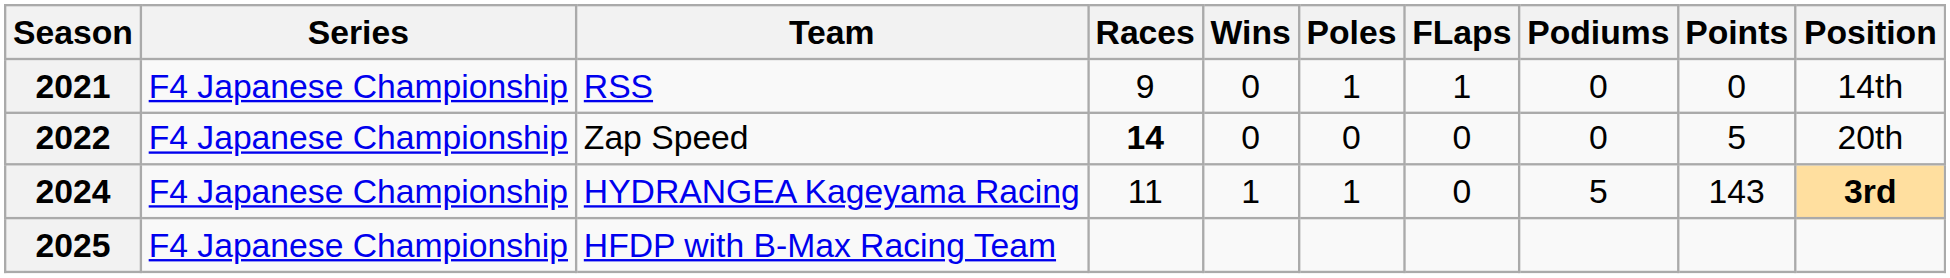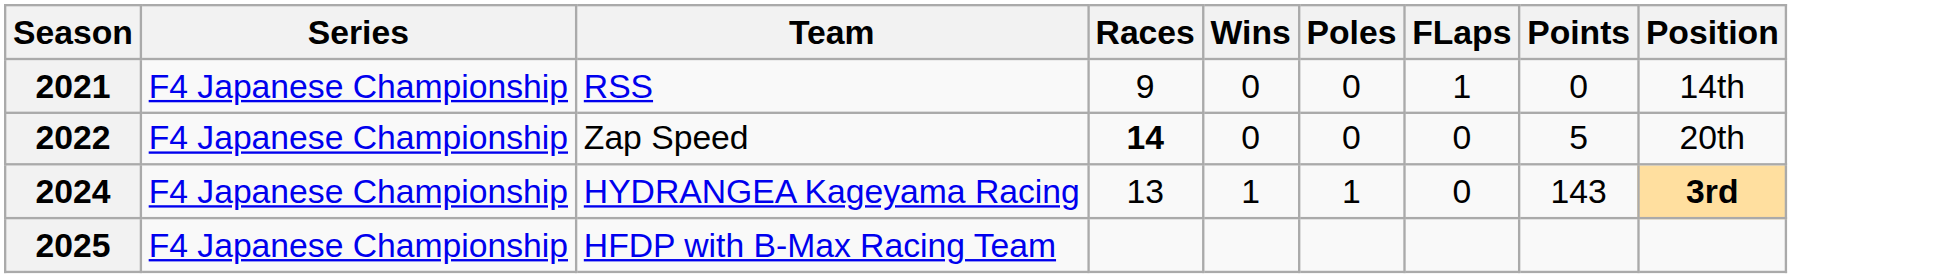- column: (1598, 32)
(1351, 85) 1 -> (1351, 85) 0
(1145, 192) 11 -> (1145, 192) 13
